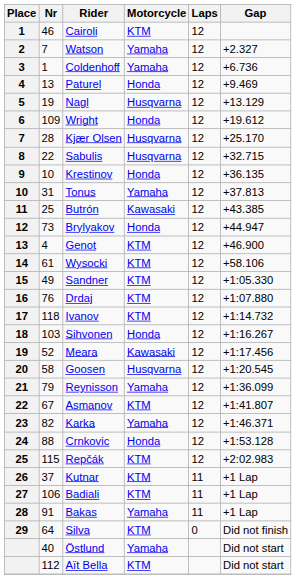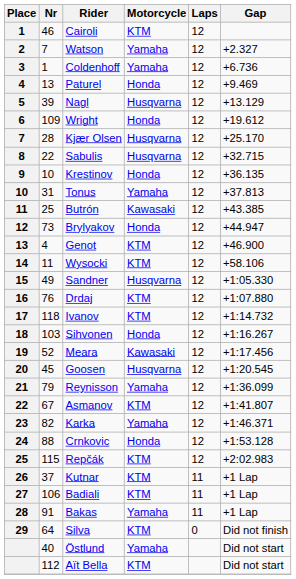(48, 102) 19 -> (48, 102) 39
(48, 263) 61 -> (47, 263) 11
(139, 281) KTM -> (154, 281) Husqvarna
(48, 370) 58 -> (48, 370) 45
